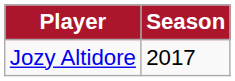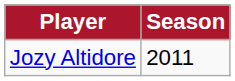(171, 57) 2017 -> (170, 57) 2011
